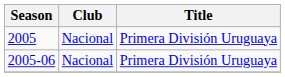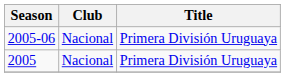rows swapped: (22, 38) <-> (31, 60)
